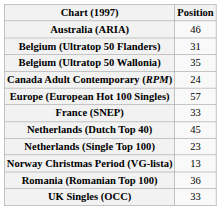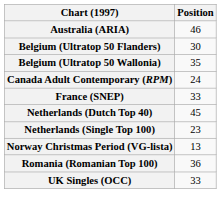(196, 46) 31 -> (196, 46) 30
- row: (90, 96)
